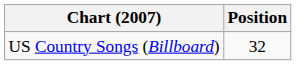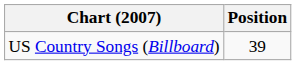(257, 45) 32 -> (257, 45) 39
